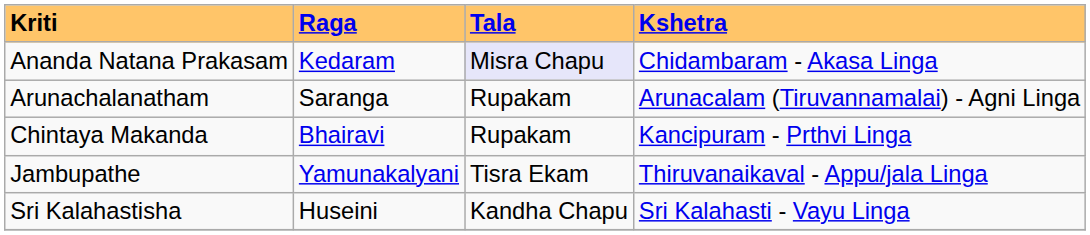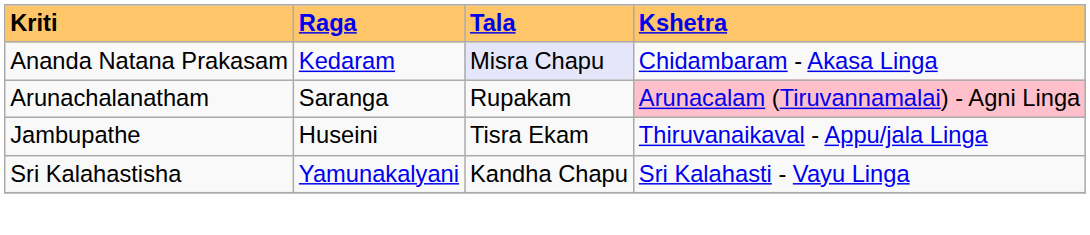(860, 98) no background -> (860, 98) pink background
- row: (109, 135)
(379, 173) Yamunakalyani -> (338, 135) Huseini
(338, 211) Huseini -> (379, 173) Yamunakalyani
